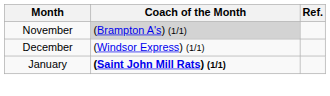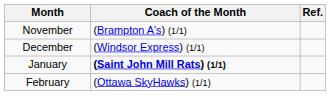(140, 30) lightgrey background -> (140, 30) no background
+ row: (48, 82)
